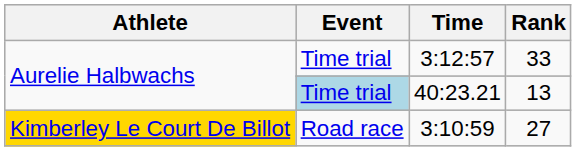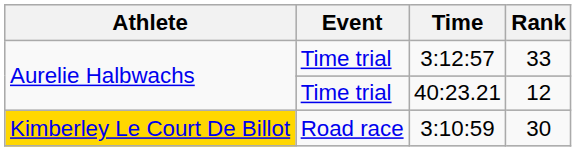(346, 93) lightblue background -> (346, 93) no background
(539, 93) 13 -> (539, 93) 12
(539, 129) 27 -> (539, 129) 30
